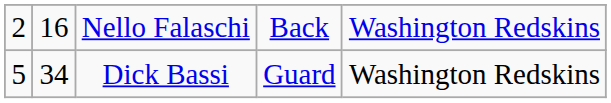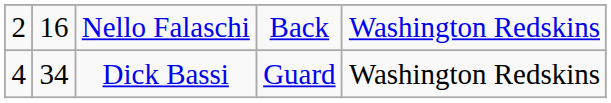(19, 73) 5 -> (19, 73) 4
